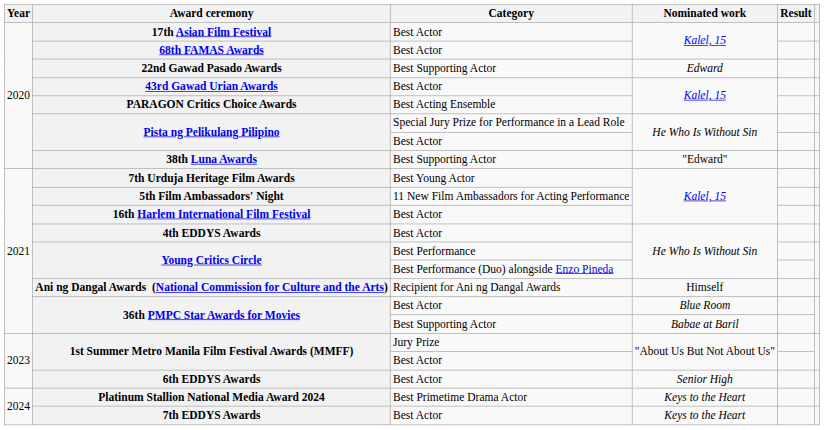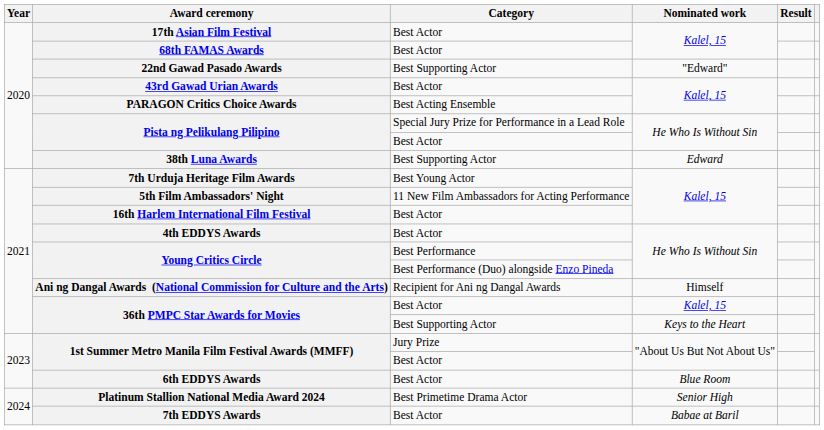(705, 68) Edward -> (705, 68) "Edward"
(705, 159) "Edward" -> (705, 159) Edward
(705, 305) Blue Room -> (705, 305) Kalel, 15
(705, 324) Babae at Baril -> (705, 324) Keys to the Heart
(705, 379) Senior High -> (705, 379) Blue Room
(705, 397) Keys to the Heart -> (705, 397) Senior High
(705, 415) Keys to the Heart -> (705, 415) Babae at Baril
